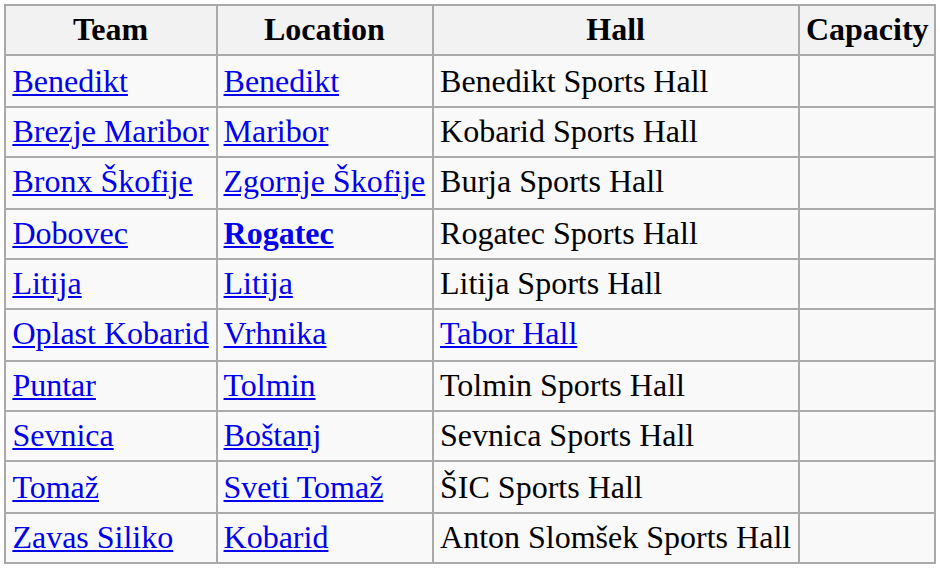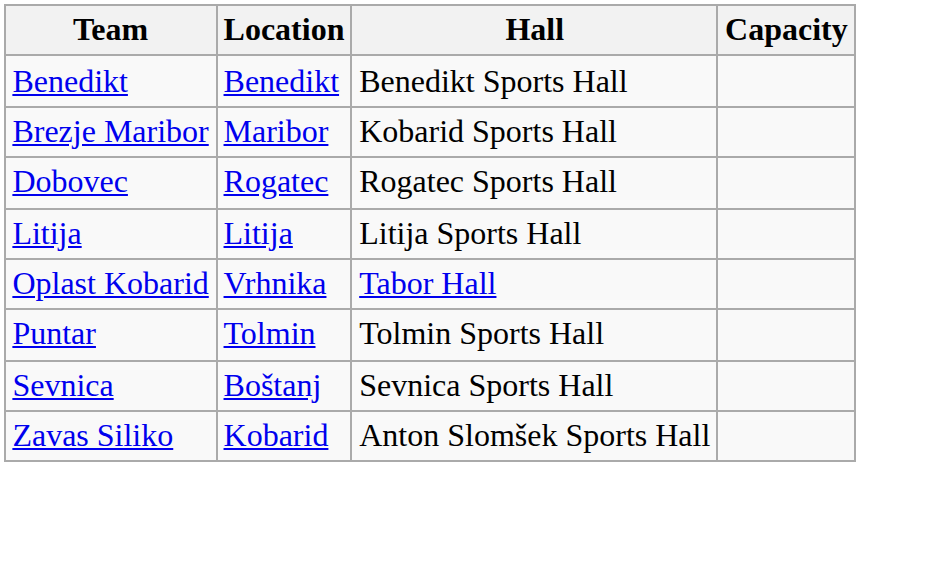- row: (103, 182)
(279, 232) bold -> (276, 182) normal
- row: (56, 486)
